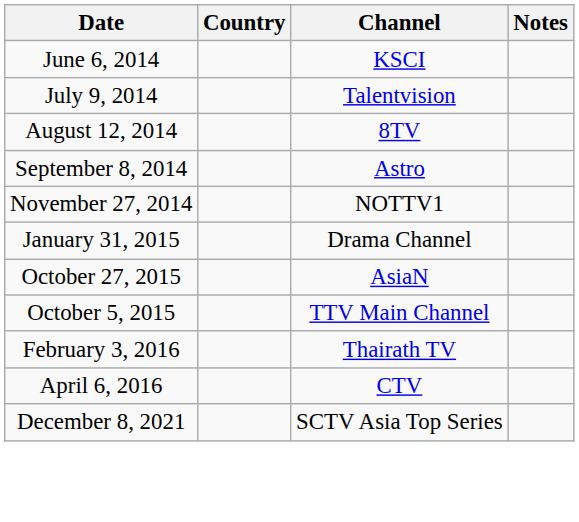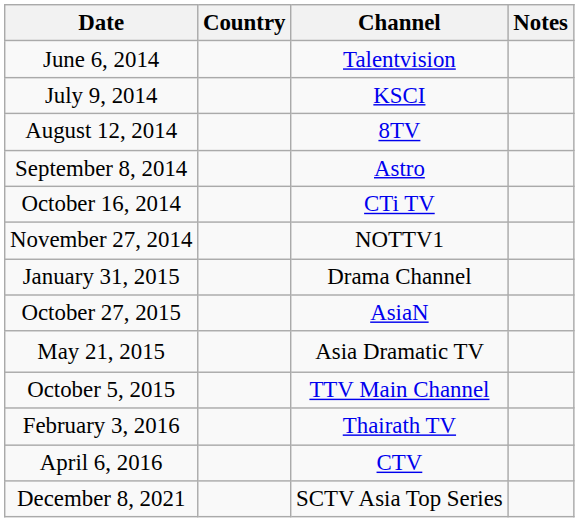(399, 58) KSCI -> (399, 58) Talentvision
(399, 95) Talentvision -> (399, 95) KSCI
+ row: (101, 204)
+ row: (101, 351)
